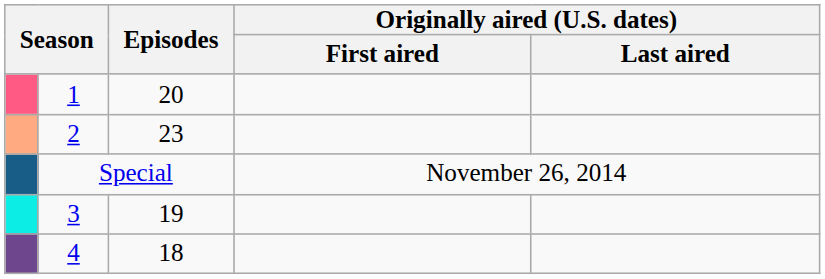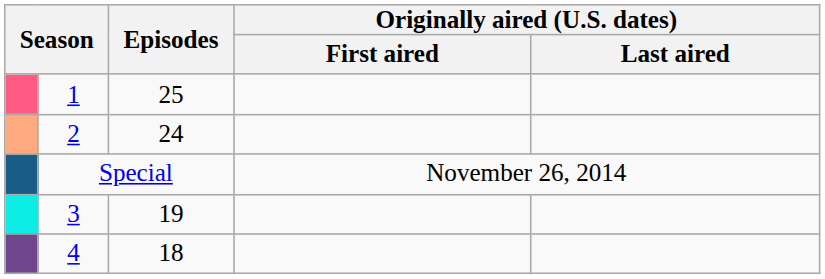(171, 94) 20 -> (171, 94) 25
(171, 133) 23 -> (171, 133) 24
